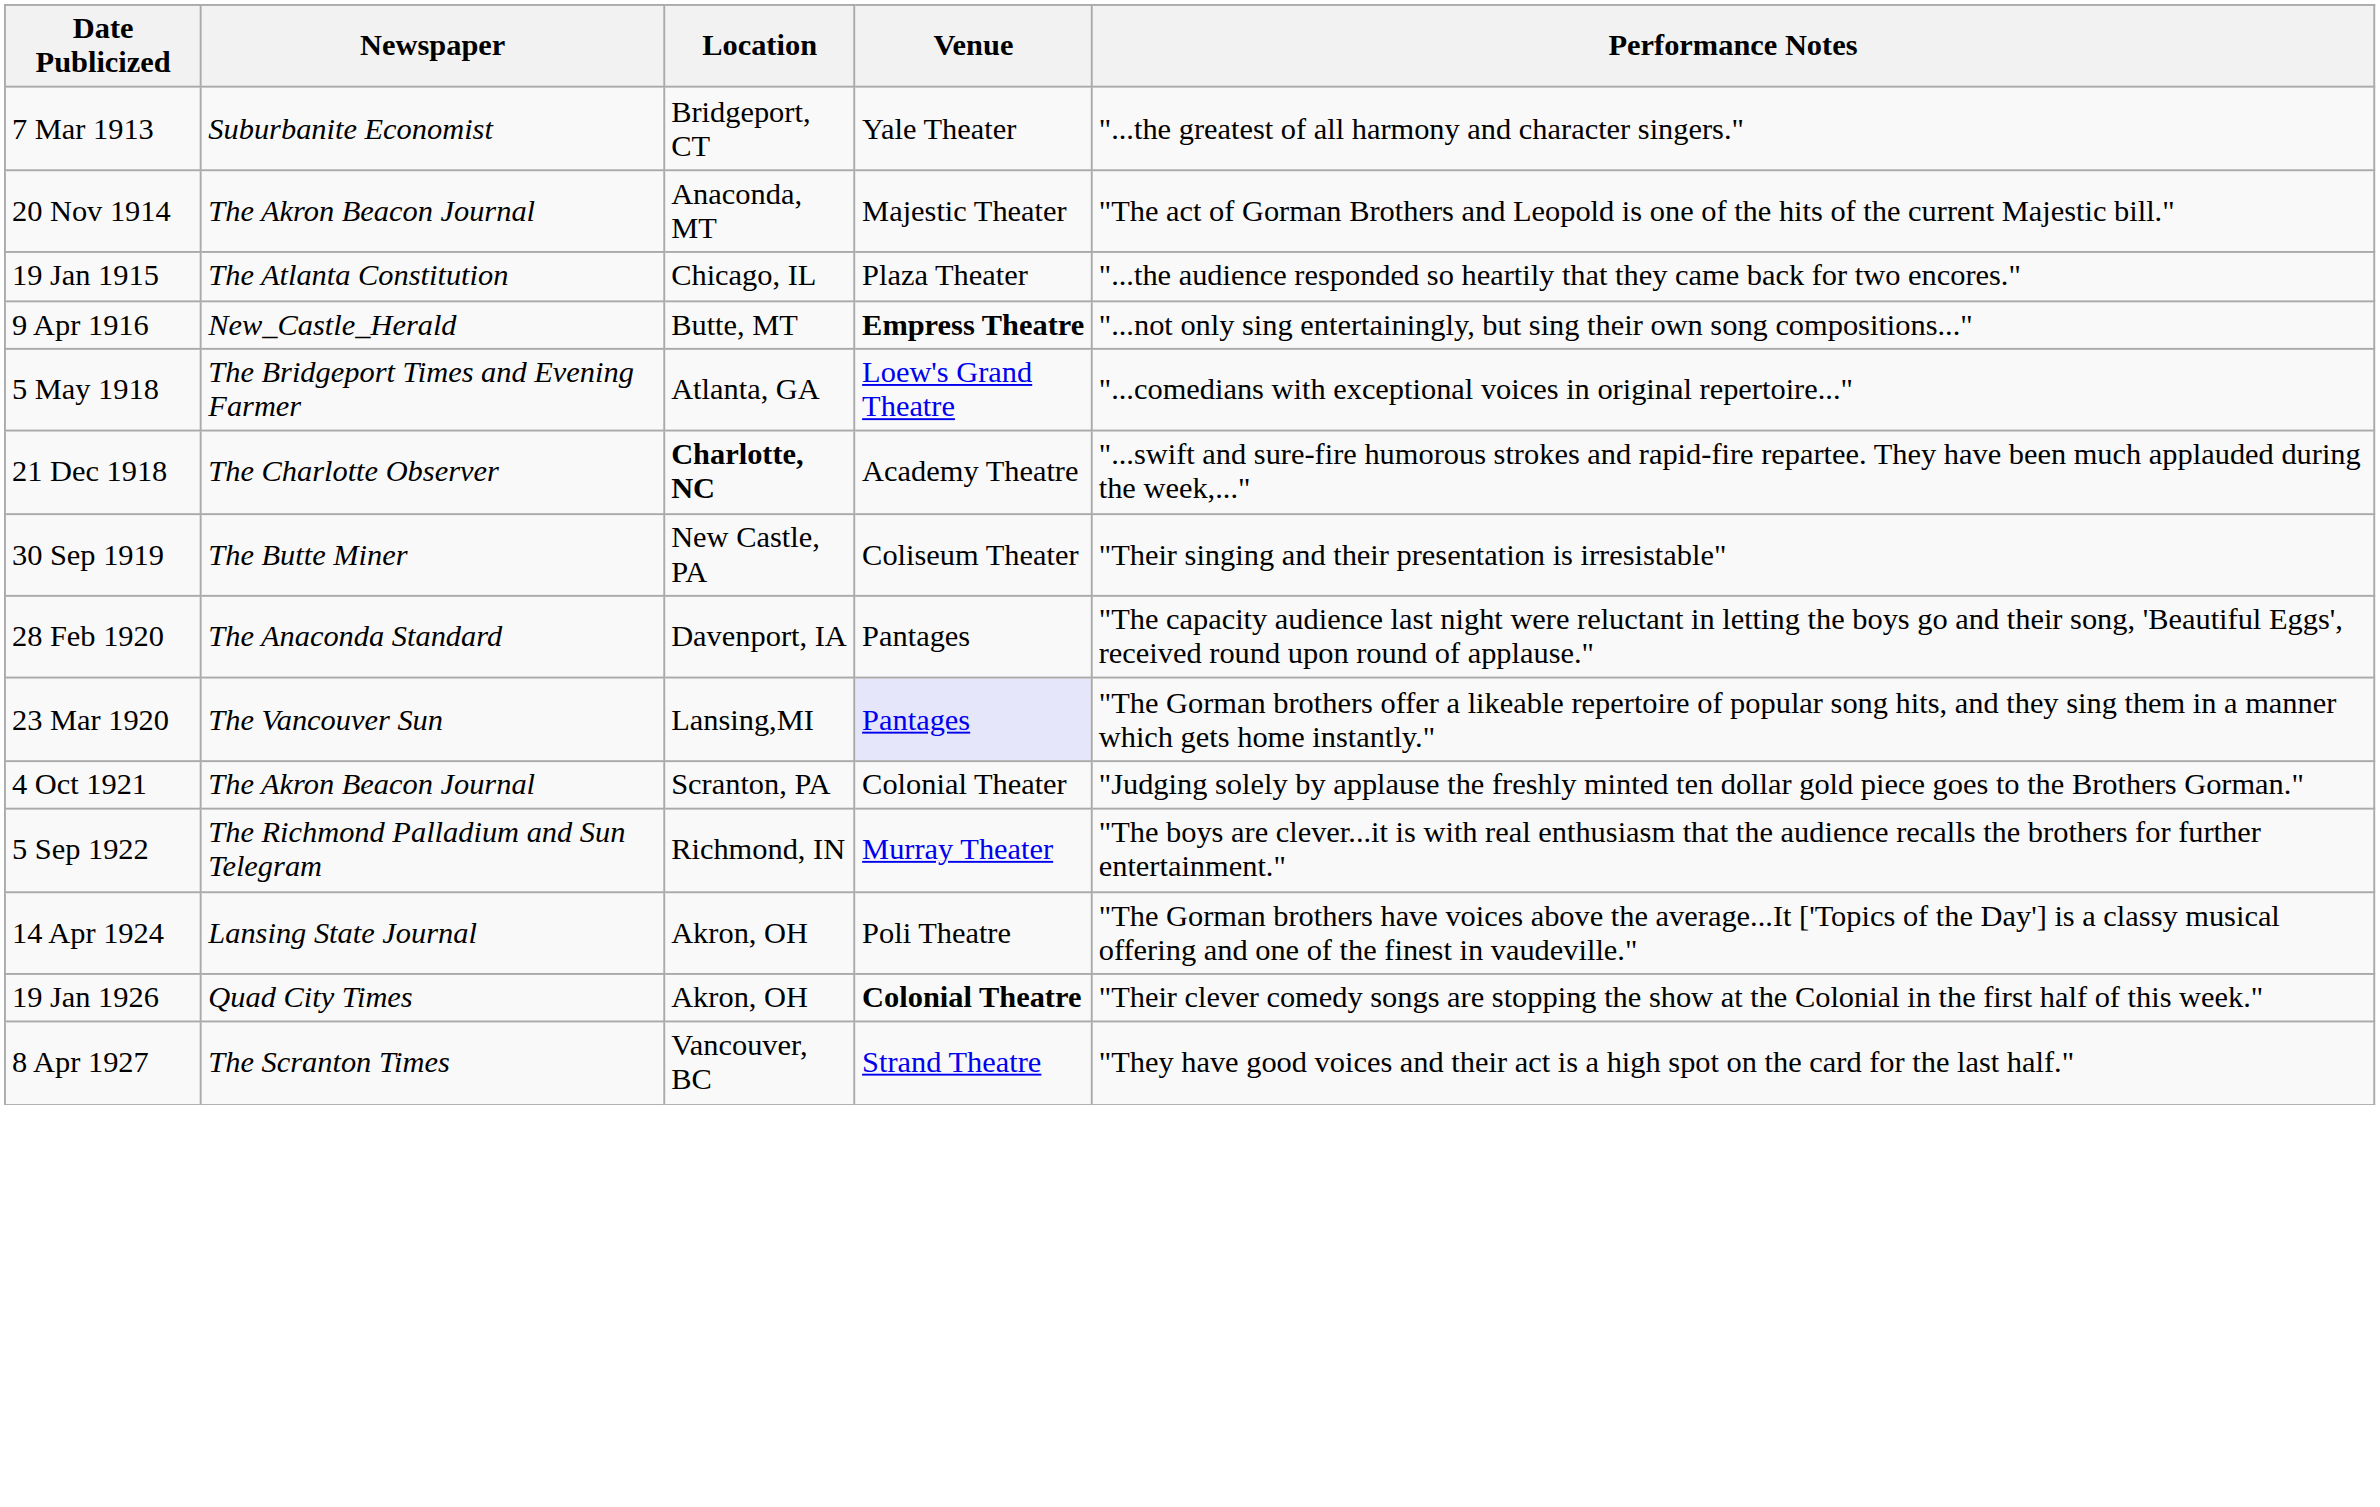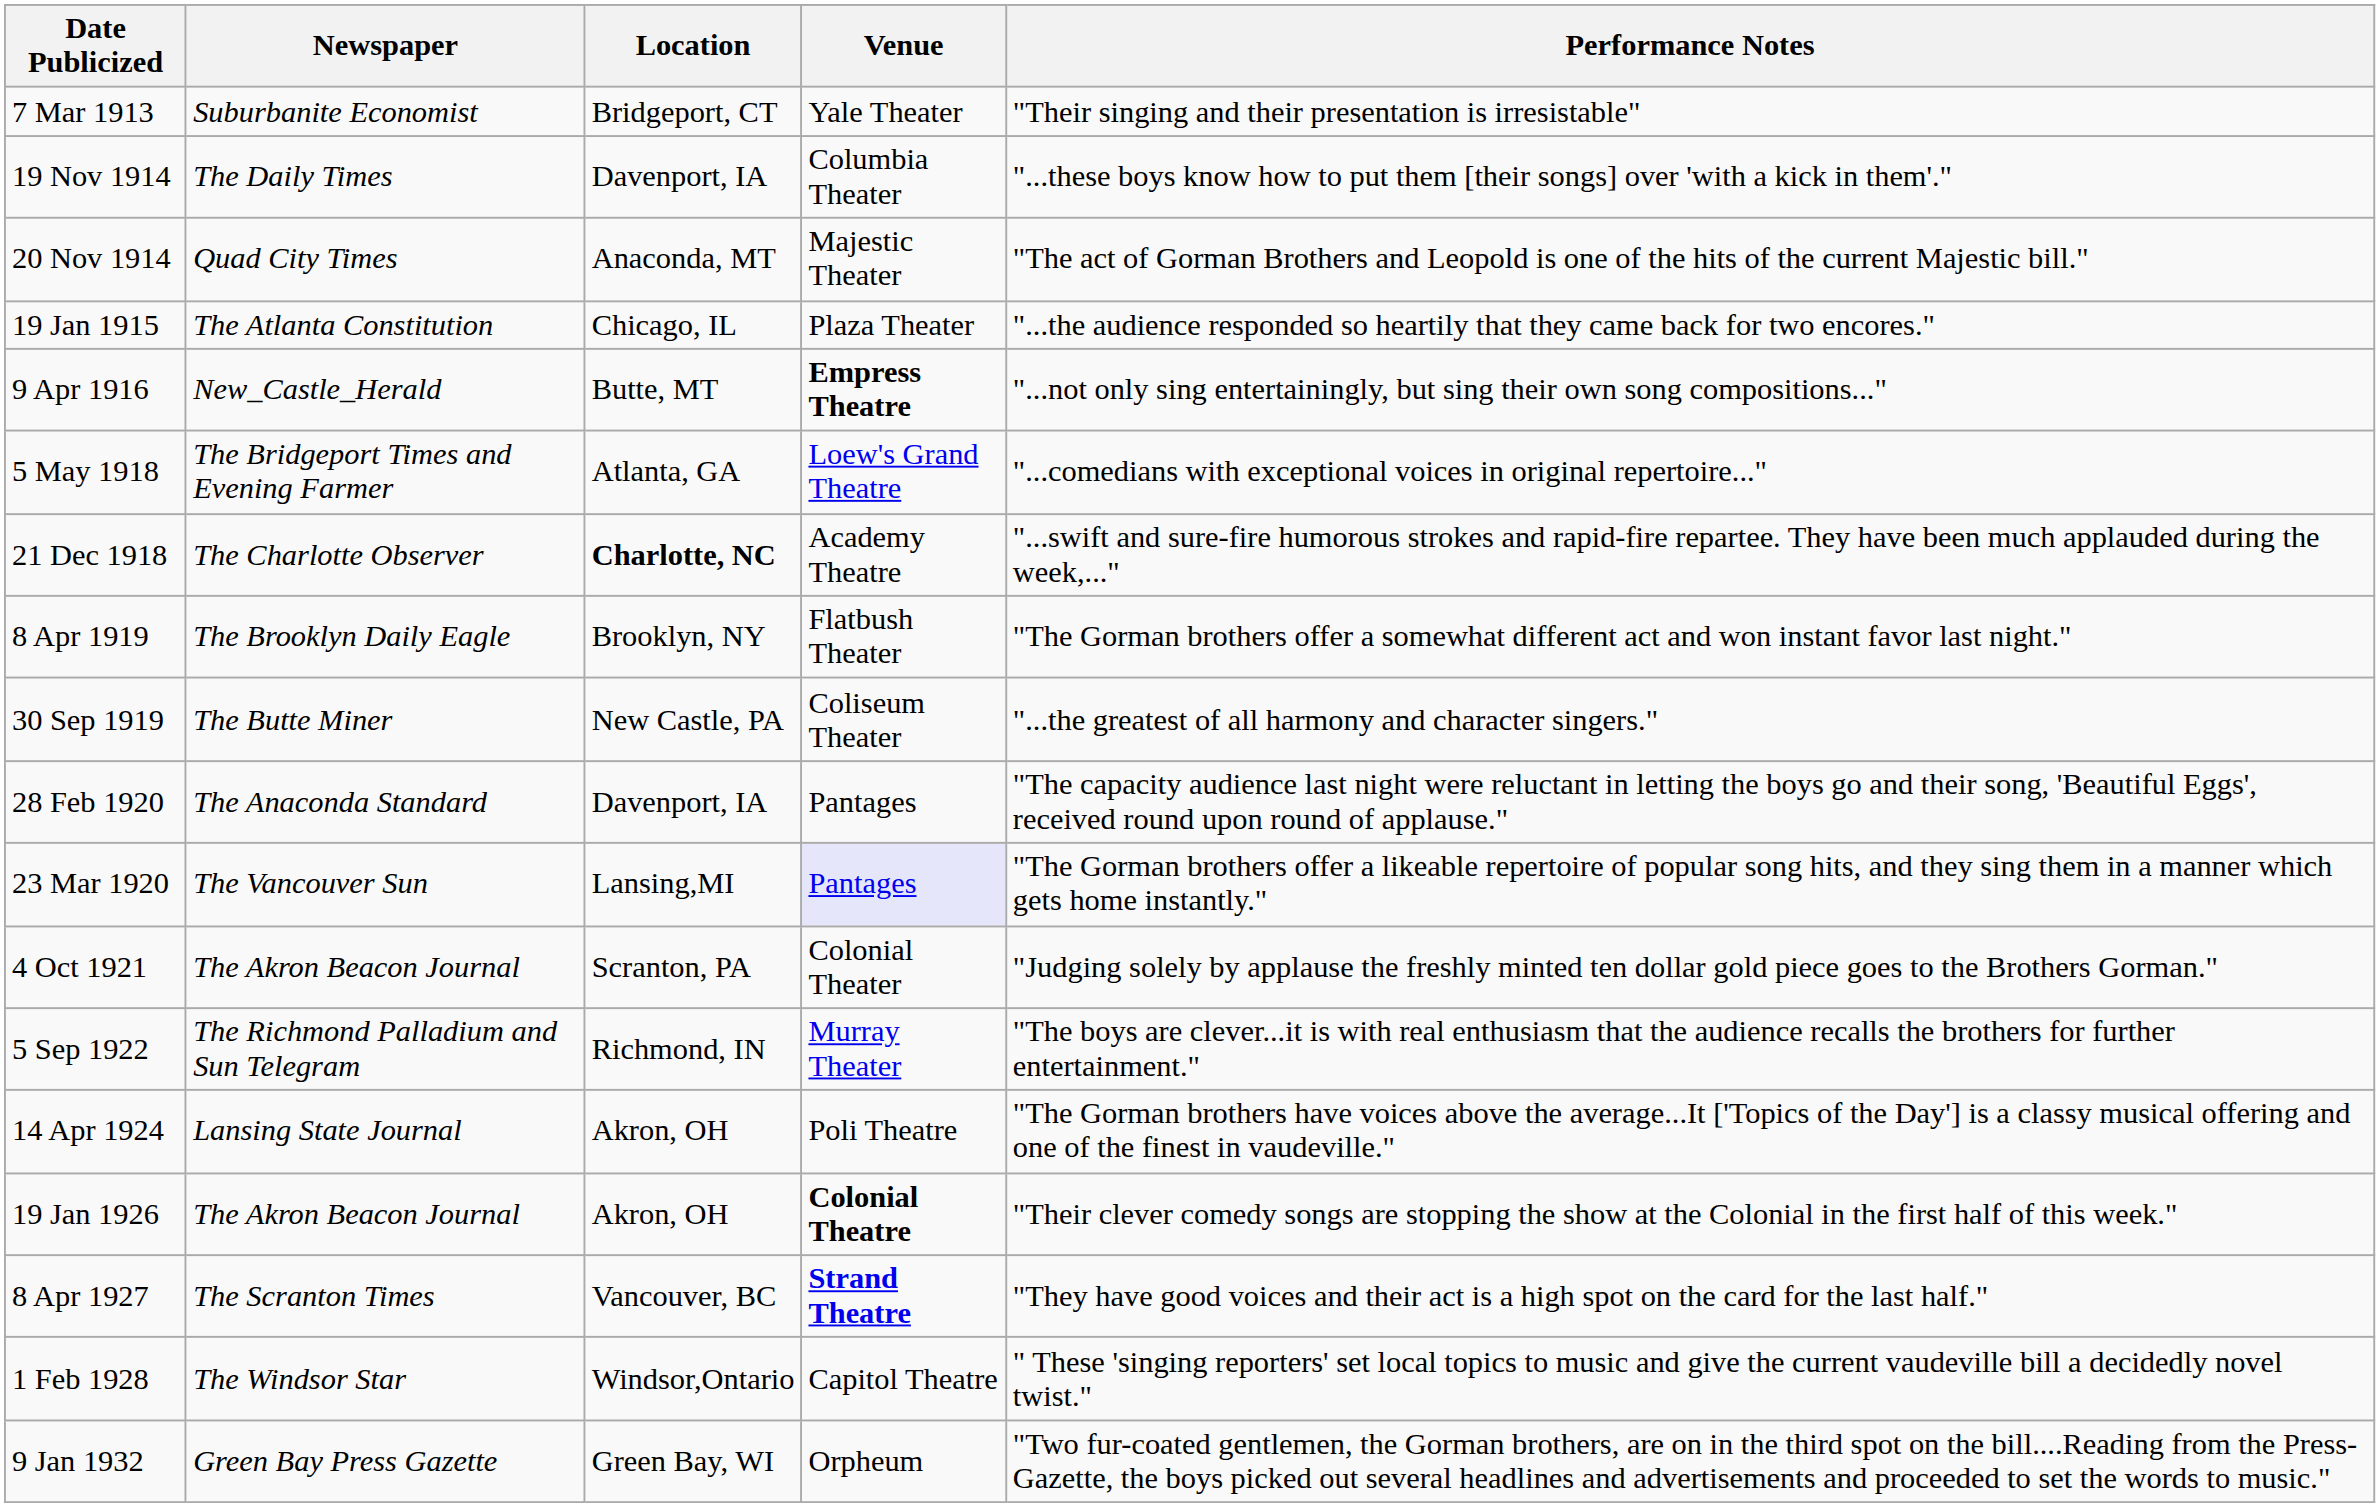(1421, 128) "...the greatest of all harmony and character singers." -> (1327, 111) "Their singing and their presentation is irresistable"
+ row: (91, 176)
(372, 210) The Akron Beacon Journal -> (295, 258) Quad City Times
+ row: (80, 636)
(1413, 554) "Their singing and their presentation is irresistable" -> (1335, 719) "...the greatest of all harmony and character singers."
(310, 997) Quad City Times -> (357, 1213) The Akron Beacon Journal
(952, 1062) normal -> (860, 1295) bold
+ row: (80, 1378)
+ row: (78, 1460)
